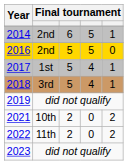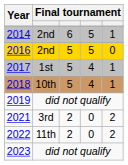(46, 84) 3rd -> (46, 84) 10th
(46, 118) 10th -> (46, 118) 3rd
